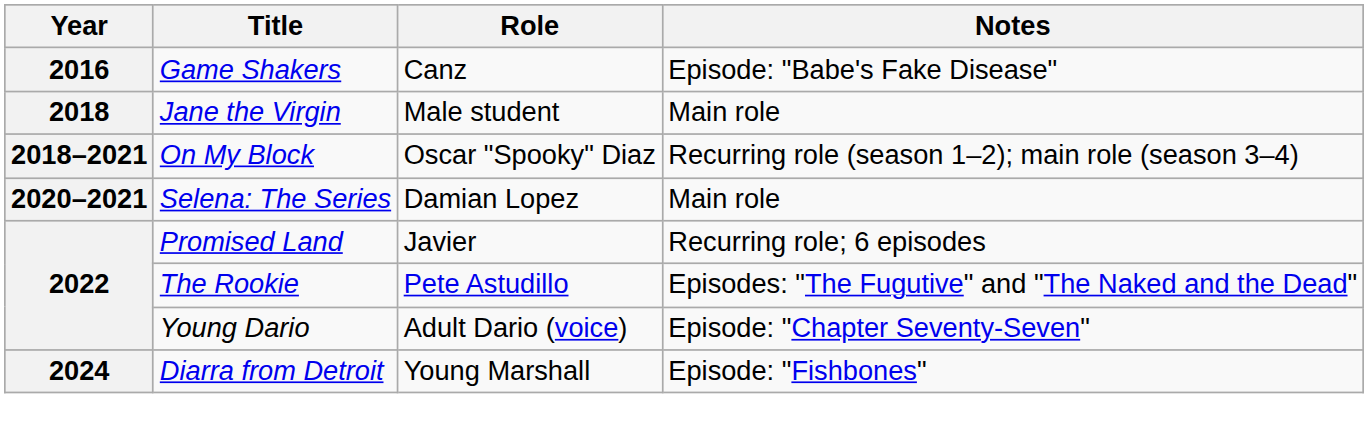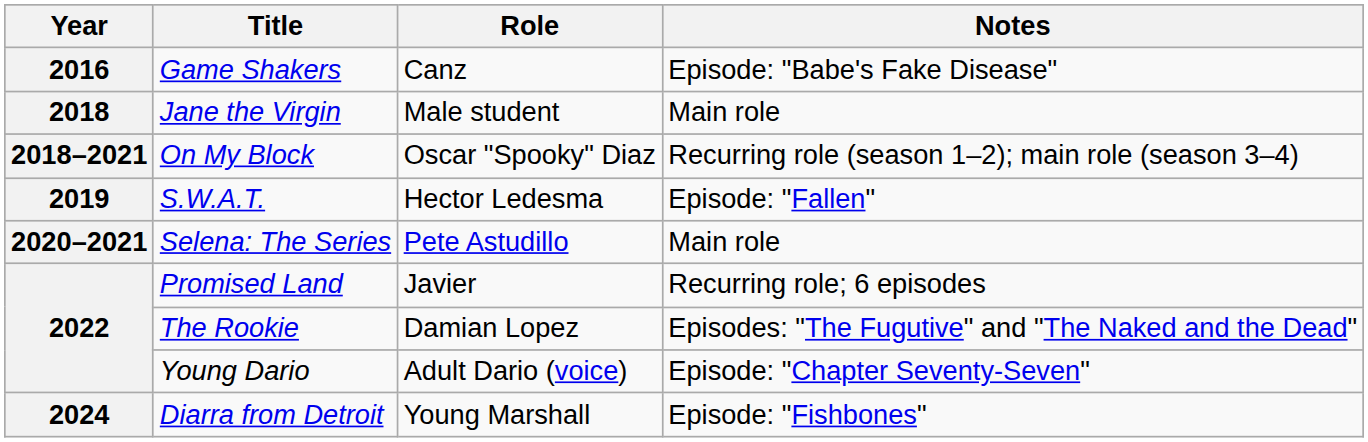+ row: (212, 198)
(491, 198) Damian Lopez -> (486, 241) Pete Astudillo
(486, 284) Pete Astudillo -> (491, 328) Damian Lopez
